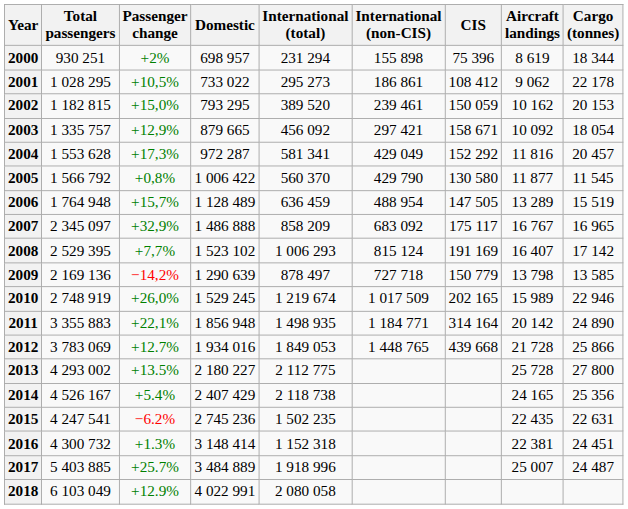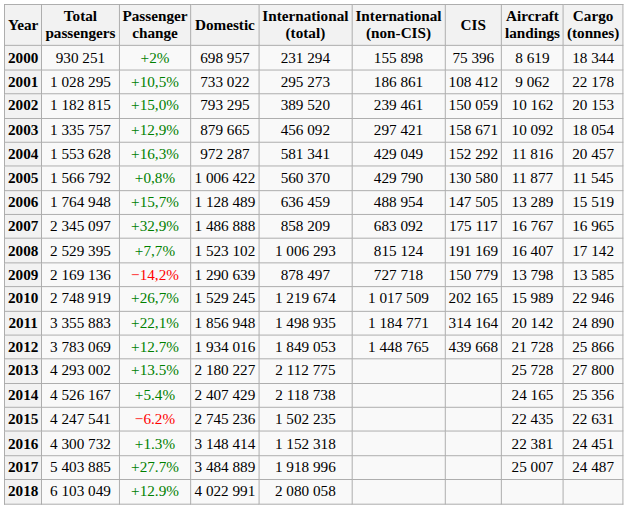(155, 154) +17,3% -> (155, 154) +16,3%
(155, 298) +26,0% -> (155, 298) +26,7%
(155, 467) +25.7% -> (155, 467) +27.7%
